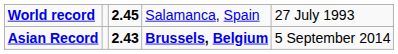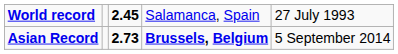(125, 37) 2.43 -> (125, 37) 2.73
